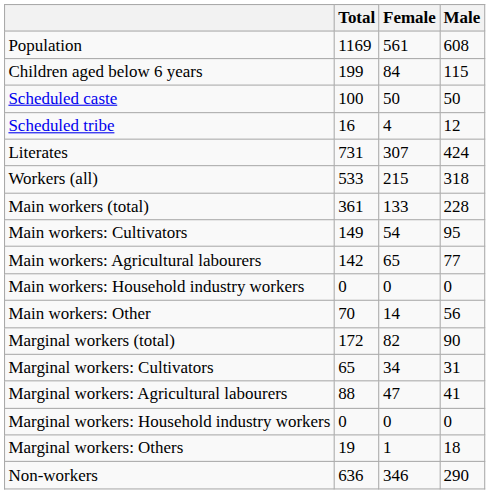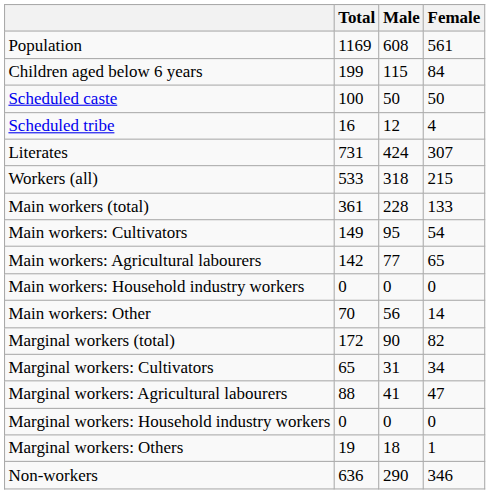columns swapped: (462, 17) <-> (409, 17)
